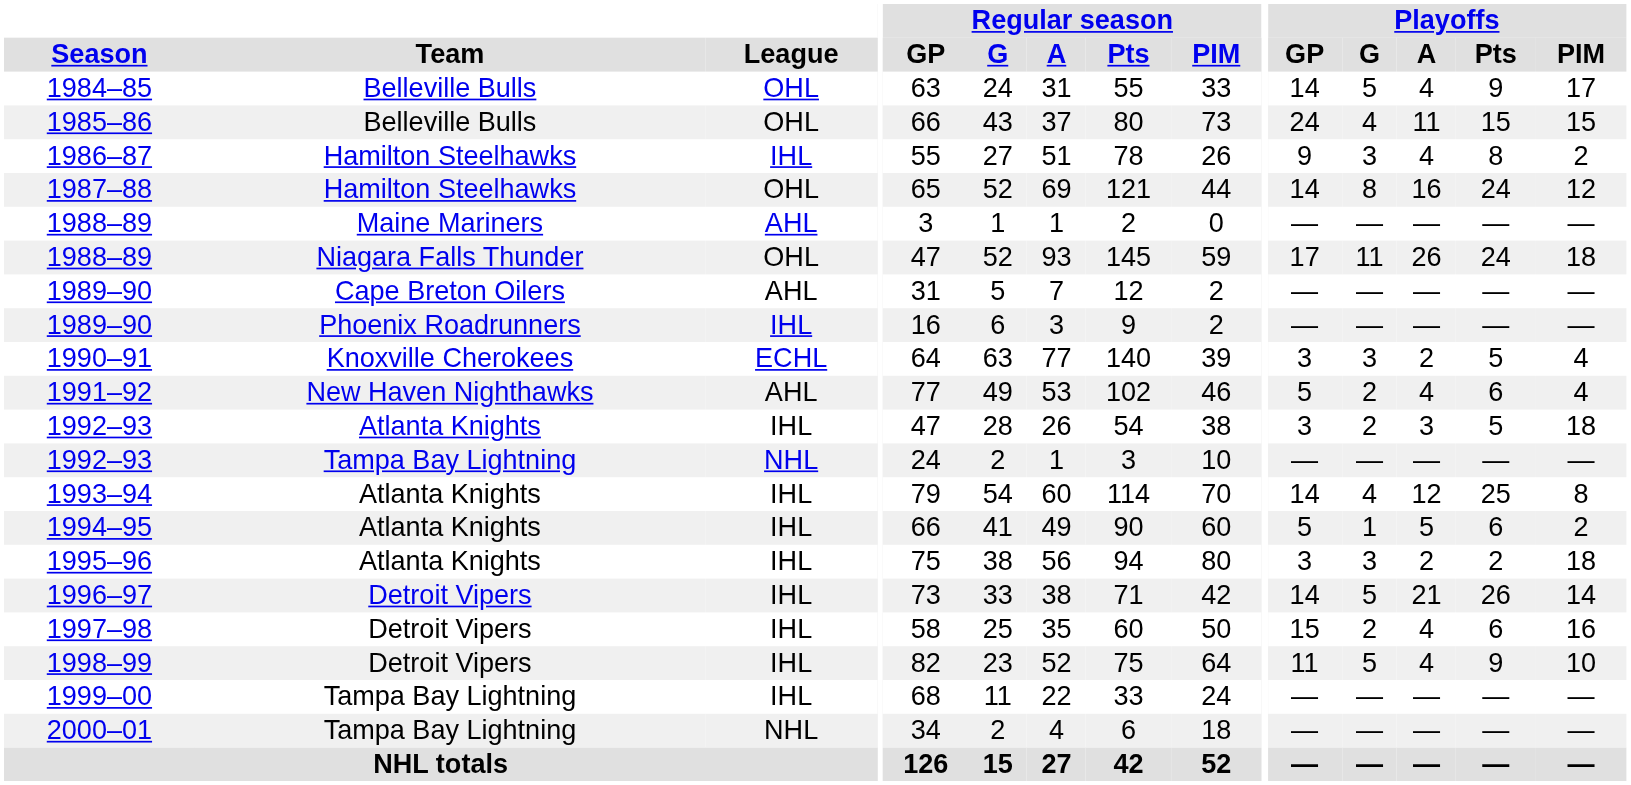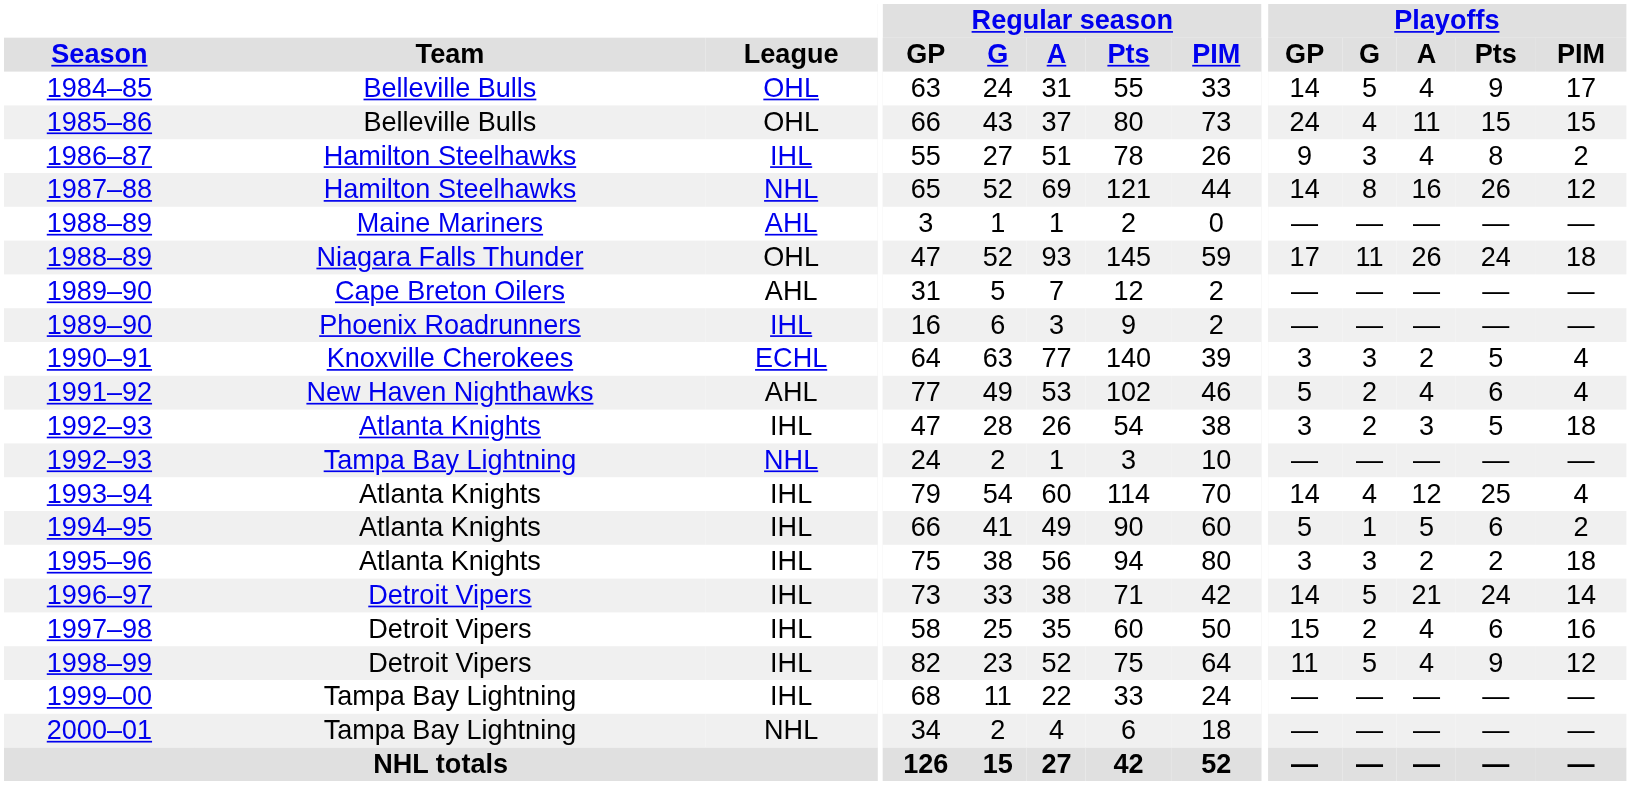(791, 189) OHL -> (791, 189) NHL
(1496, 189) 24 -> (1496, 189) 26
(1581, 493) 8 -> (1581, 493) 4
(1496, 595) 26 -> (1496, 595) 24
(1581, 662) 10 -> (1581, 662) 12
